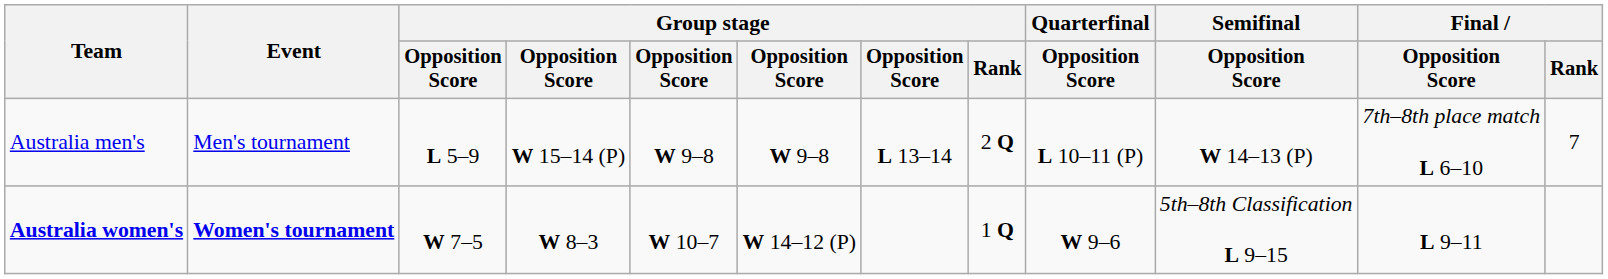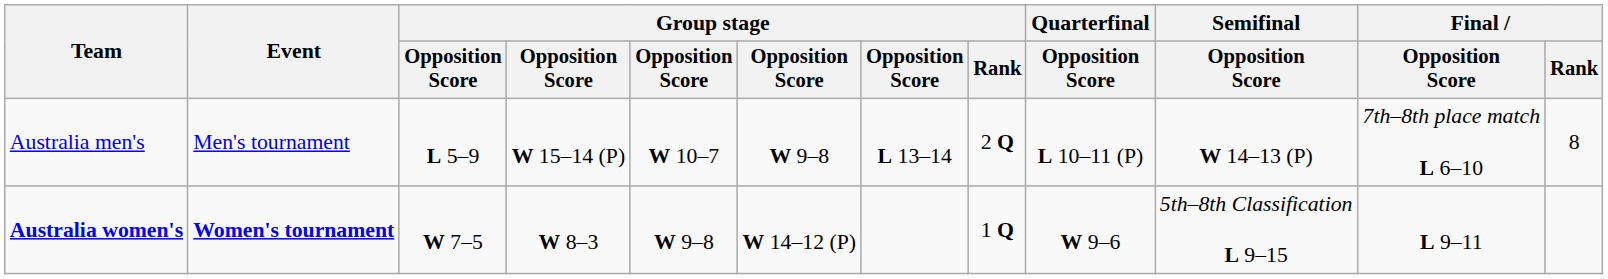(684, 155) W 9–8 -> (684, 155) W 10–7
(1574, 142) 7 -> (1574, 142) 8
(684, 242) W 10–7 -> (684, 242) W 9–8
